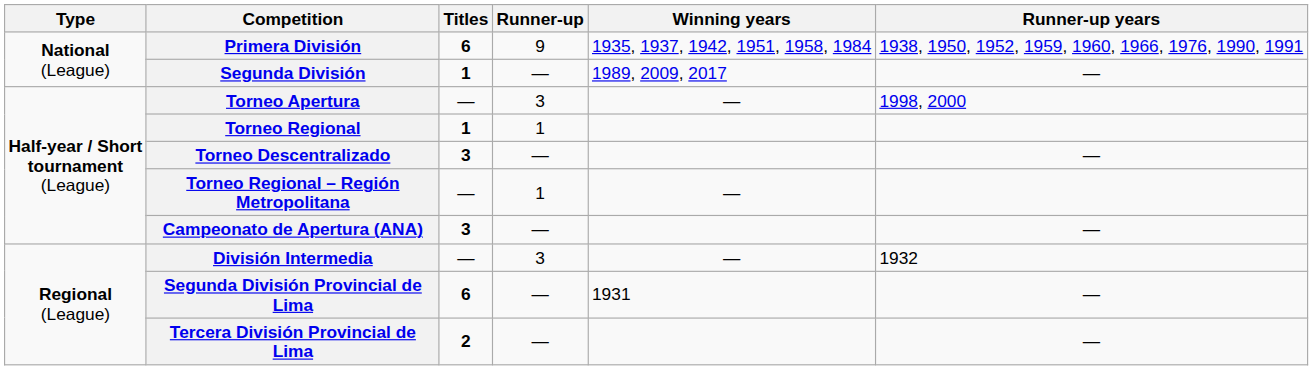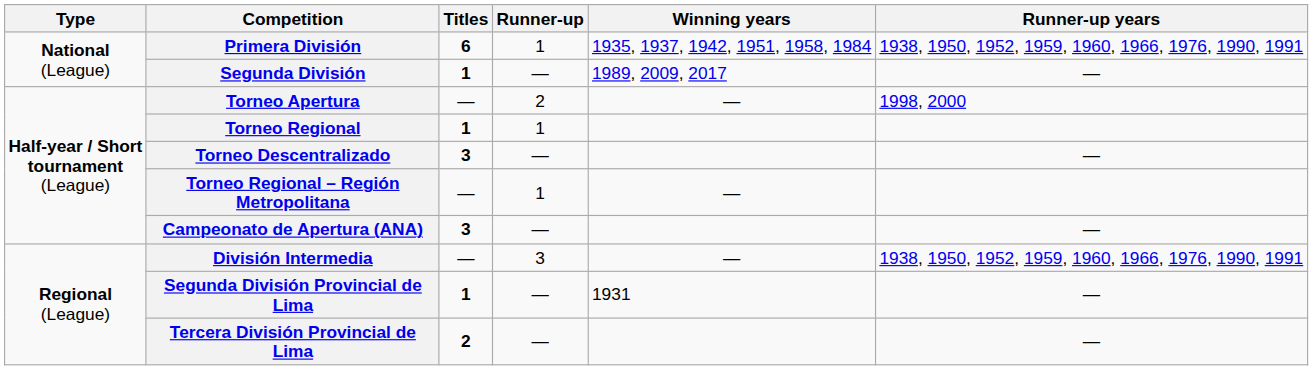(540, 46) 9 -> (540, 46) 1
(540, 101) 3 -> (540, 101) 2
(899, 257) 1932 -> (1091, 257) 1938, 1950, 1952, 1959, 1960, 1966, 1976, 1990, 1991
(466, 294) 6 -> (466, 294) 1
